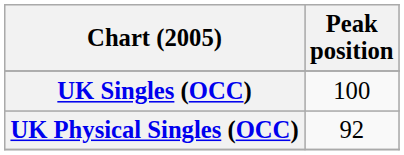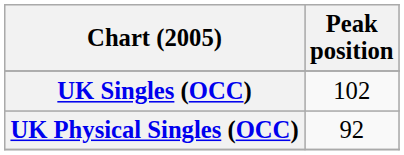(352, 90) 100 -> (352, 90) 102
